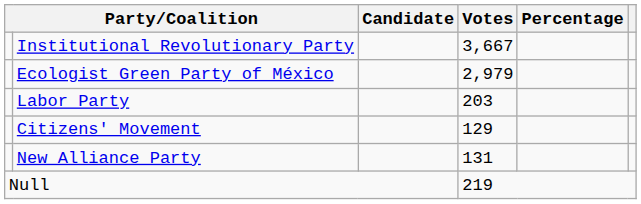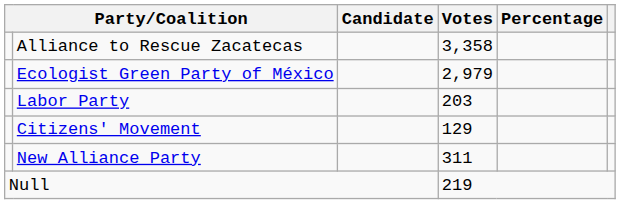+ row: (160, 46)
- row: (185, 46)
(478, 157) 131 -> (457, 157) 311
